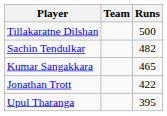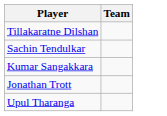- column: (147, 13)
